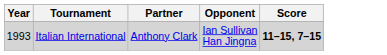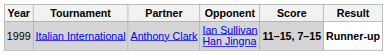+ column: (353, 13)
(19, 36) 1993 -> (19, 36) 1999
